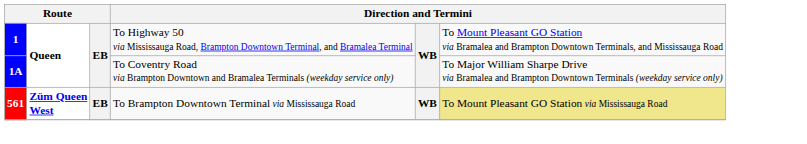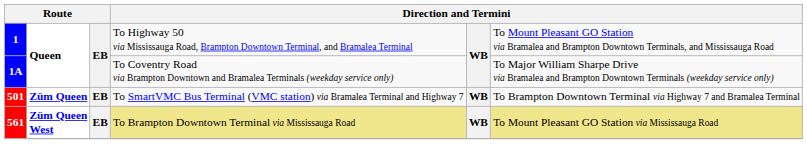+ row: (16, 97)
(234, 104) no background -> (234, 122) khaki background
